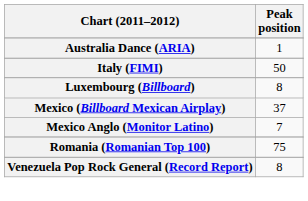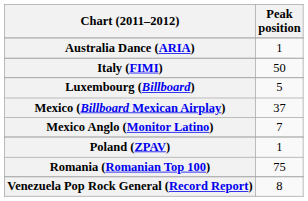(279, 87) 8 -> (279, 87) 5
+ row: (130, 147)
